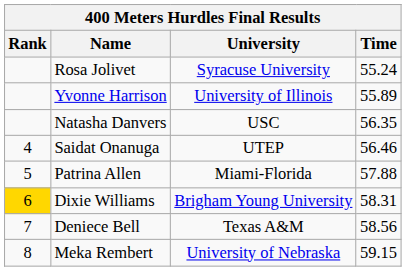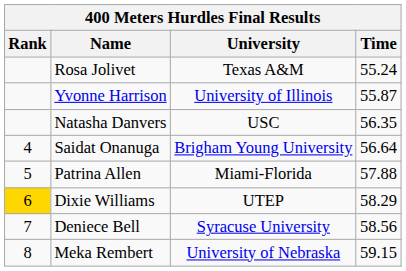(263, 69) Syracuse University -> (263, 69) Texas A&M
(379, 95) 55.89 -> (379, 95) 55.87
(263, 148) UTEP -> (263, 148) Brigham Young University
(379, 148) 56.46 -> (379, 148) 56.64
(263, 200) Brigham Young University -> (263, 200) UTEP
(379, 200) 58.31 -> (379, 200) 58.29
(263, 226) Texas A&M -> (263, 226) Syracuse University
